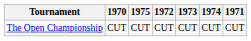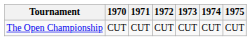columns swapped: (235, 12) <-> (140, 12)
